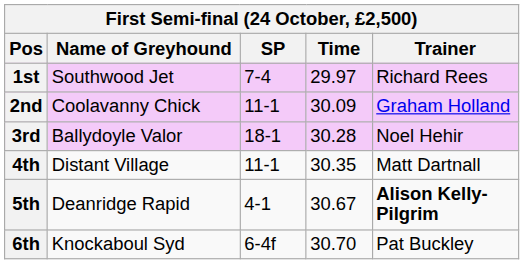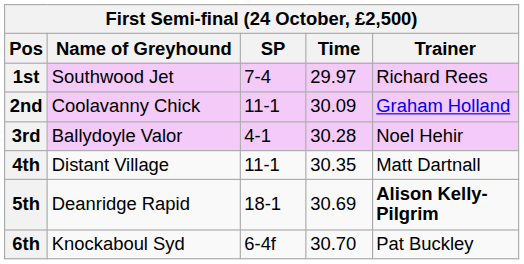(263, 135) 18-1 -> (258, 135) 4-1
(258, 204) 4-1 -> (263, 204) 18-1
(333, 204) 30.67 -> (333, 204) 30.69
